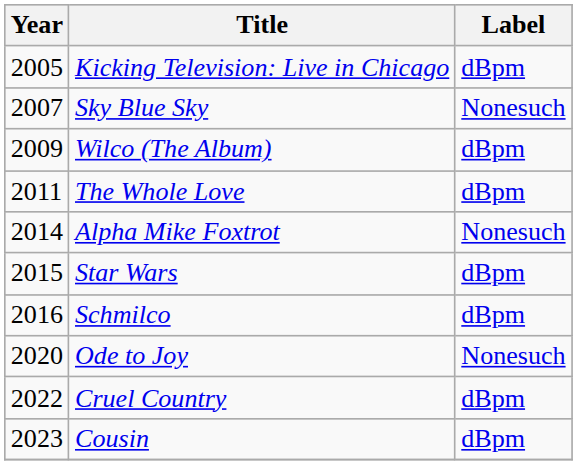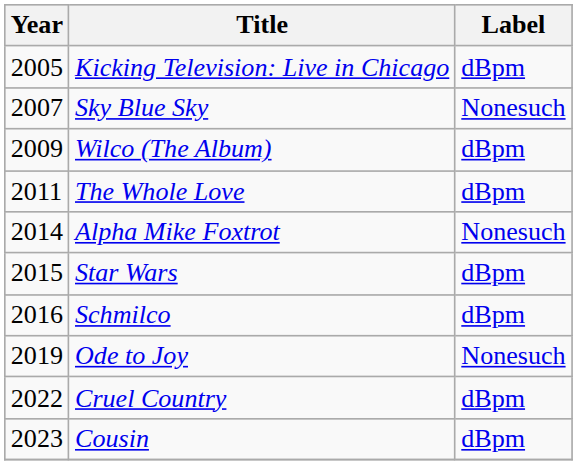(37, 356) 2020 -> (37, 356) 2019
